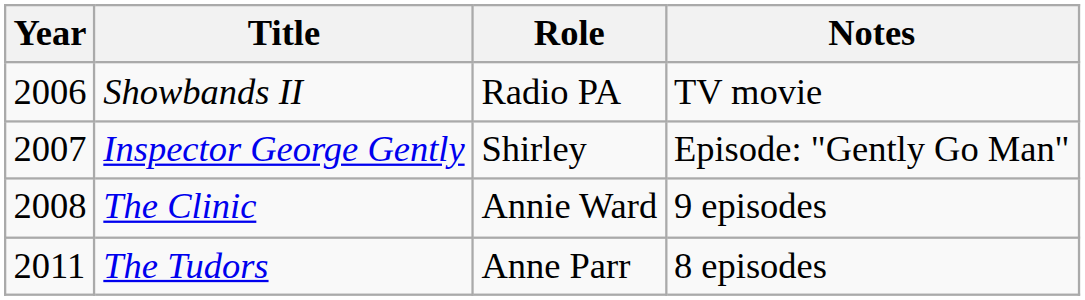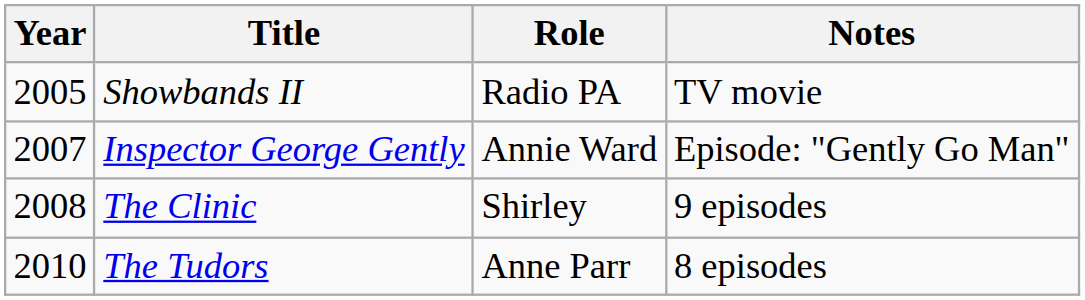(50, 91) 2006 -> (50, 91) 2005
(534, 149) Shirley -> (569, 149) Annie Ward
(569, 206) Annie Ward -> (534, 206) Shirley
(49, 264) 2011 -> (50, 264) 2010
